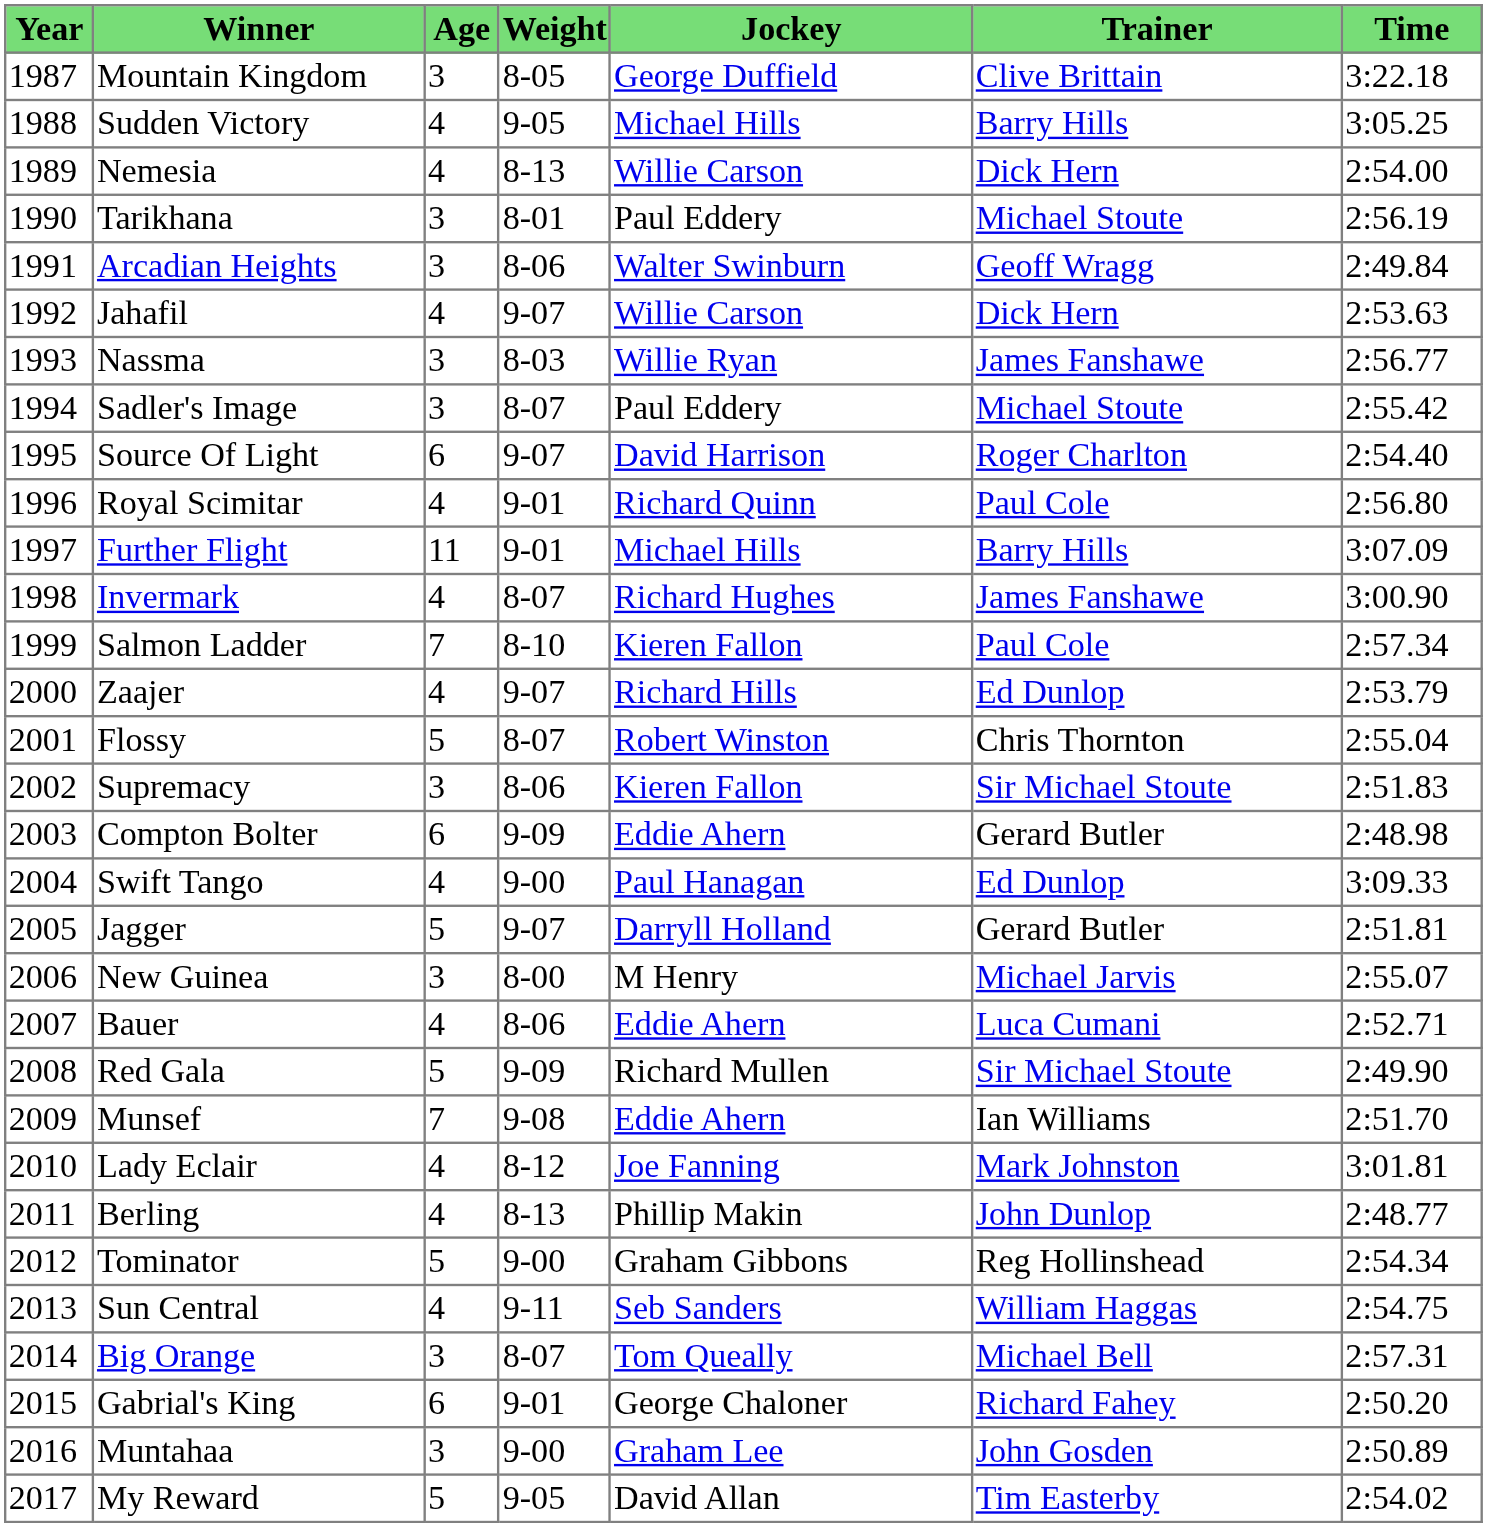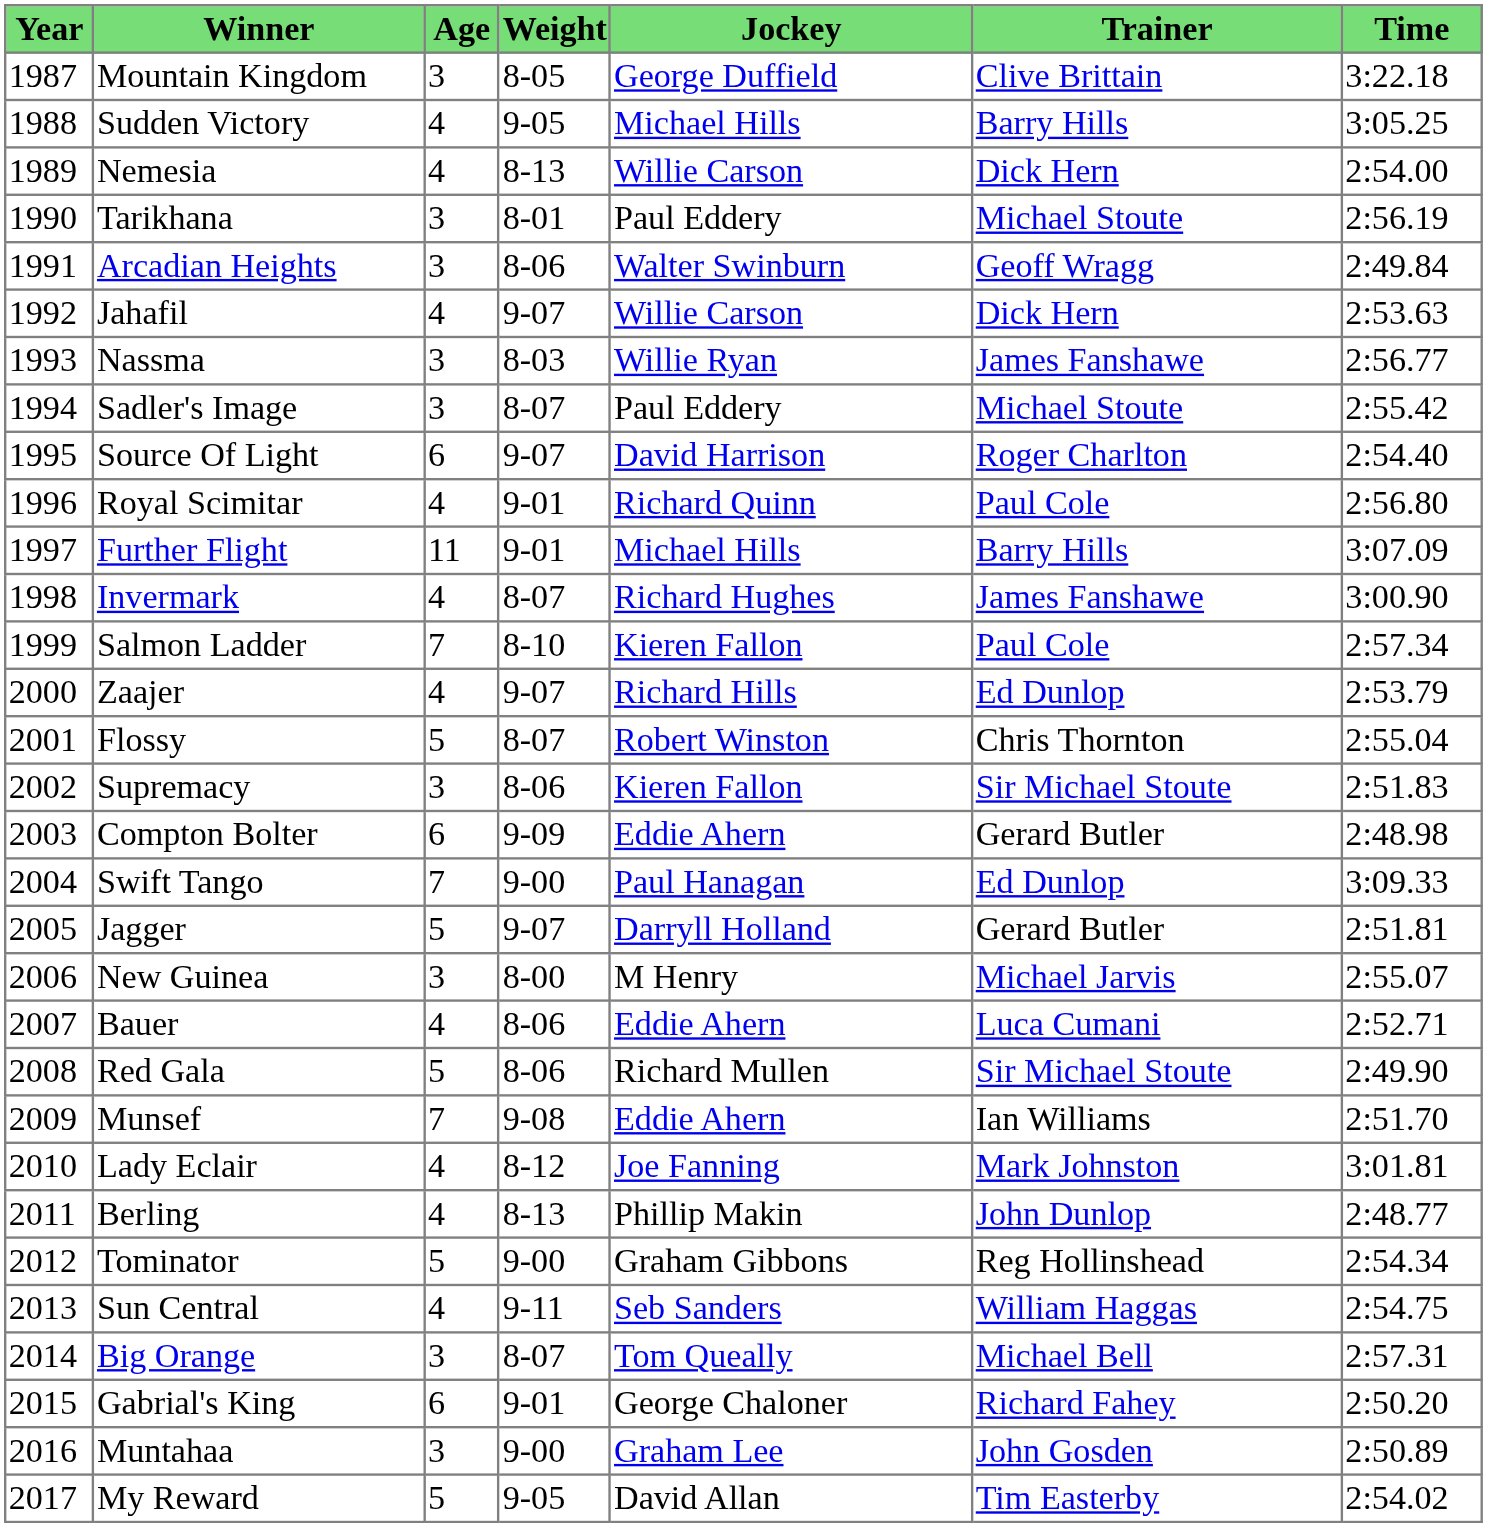(437, 881) 4 -> (437, 881) 7
(534, 1070) 9-09 -> (534, 1070) 8-06
